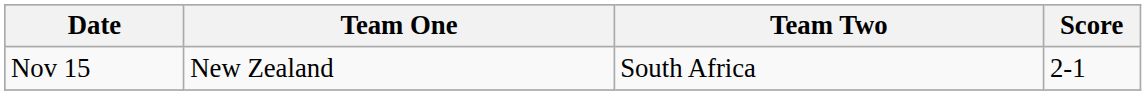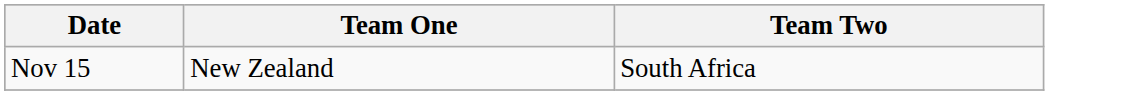- column: (1092, 25)
